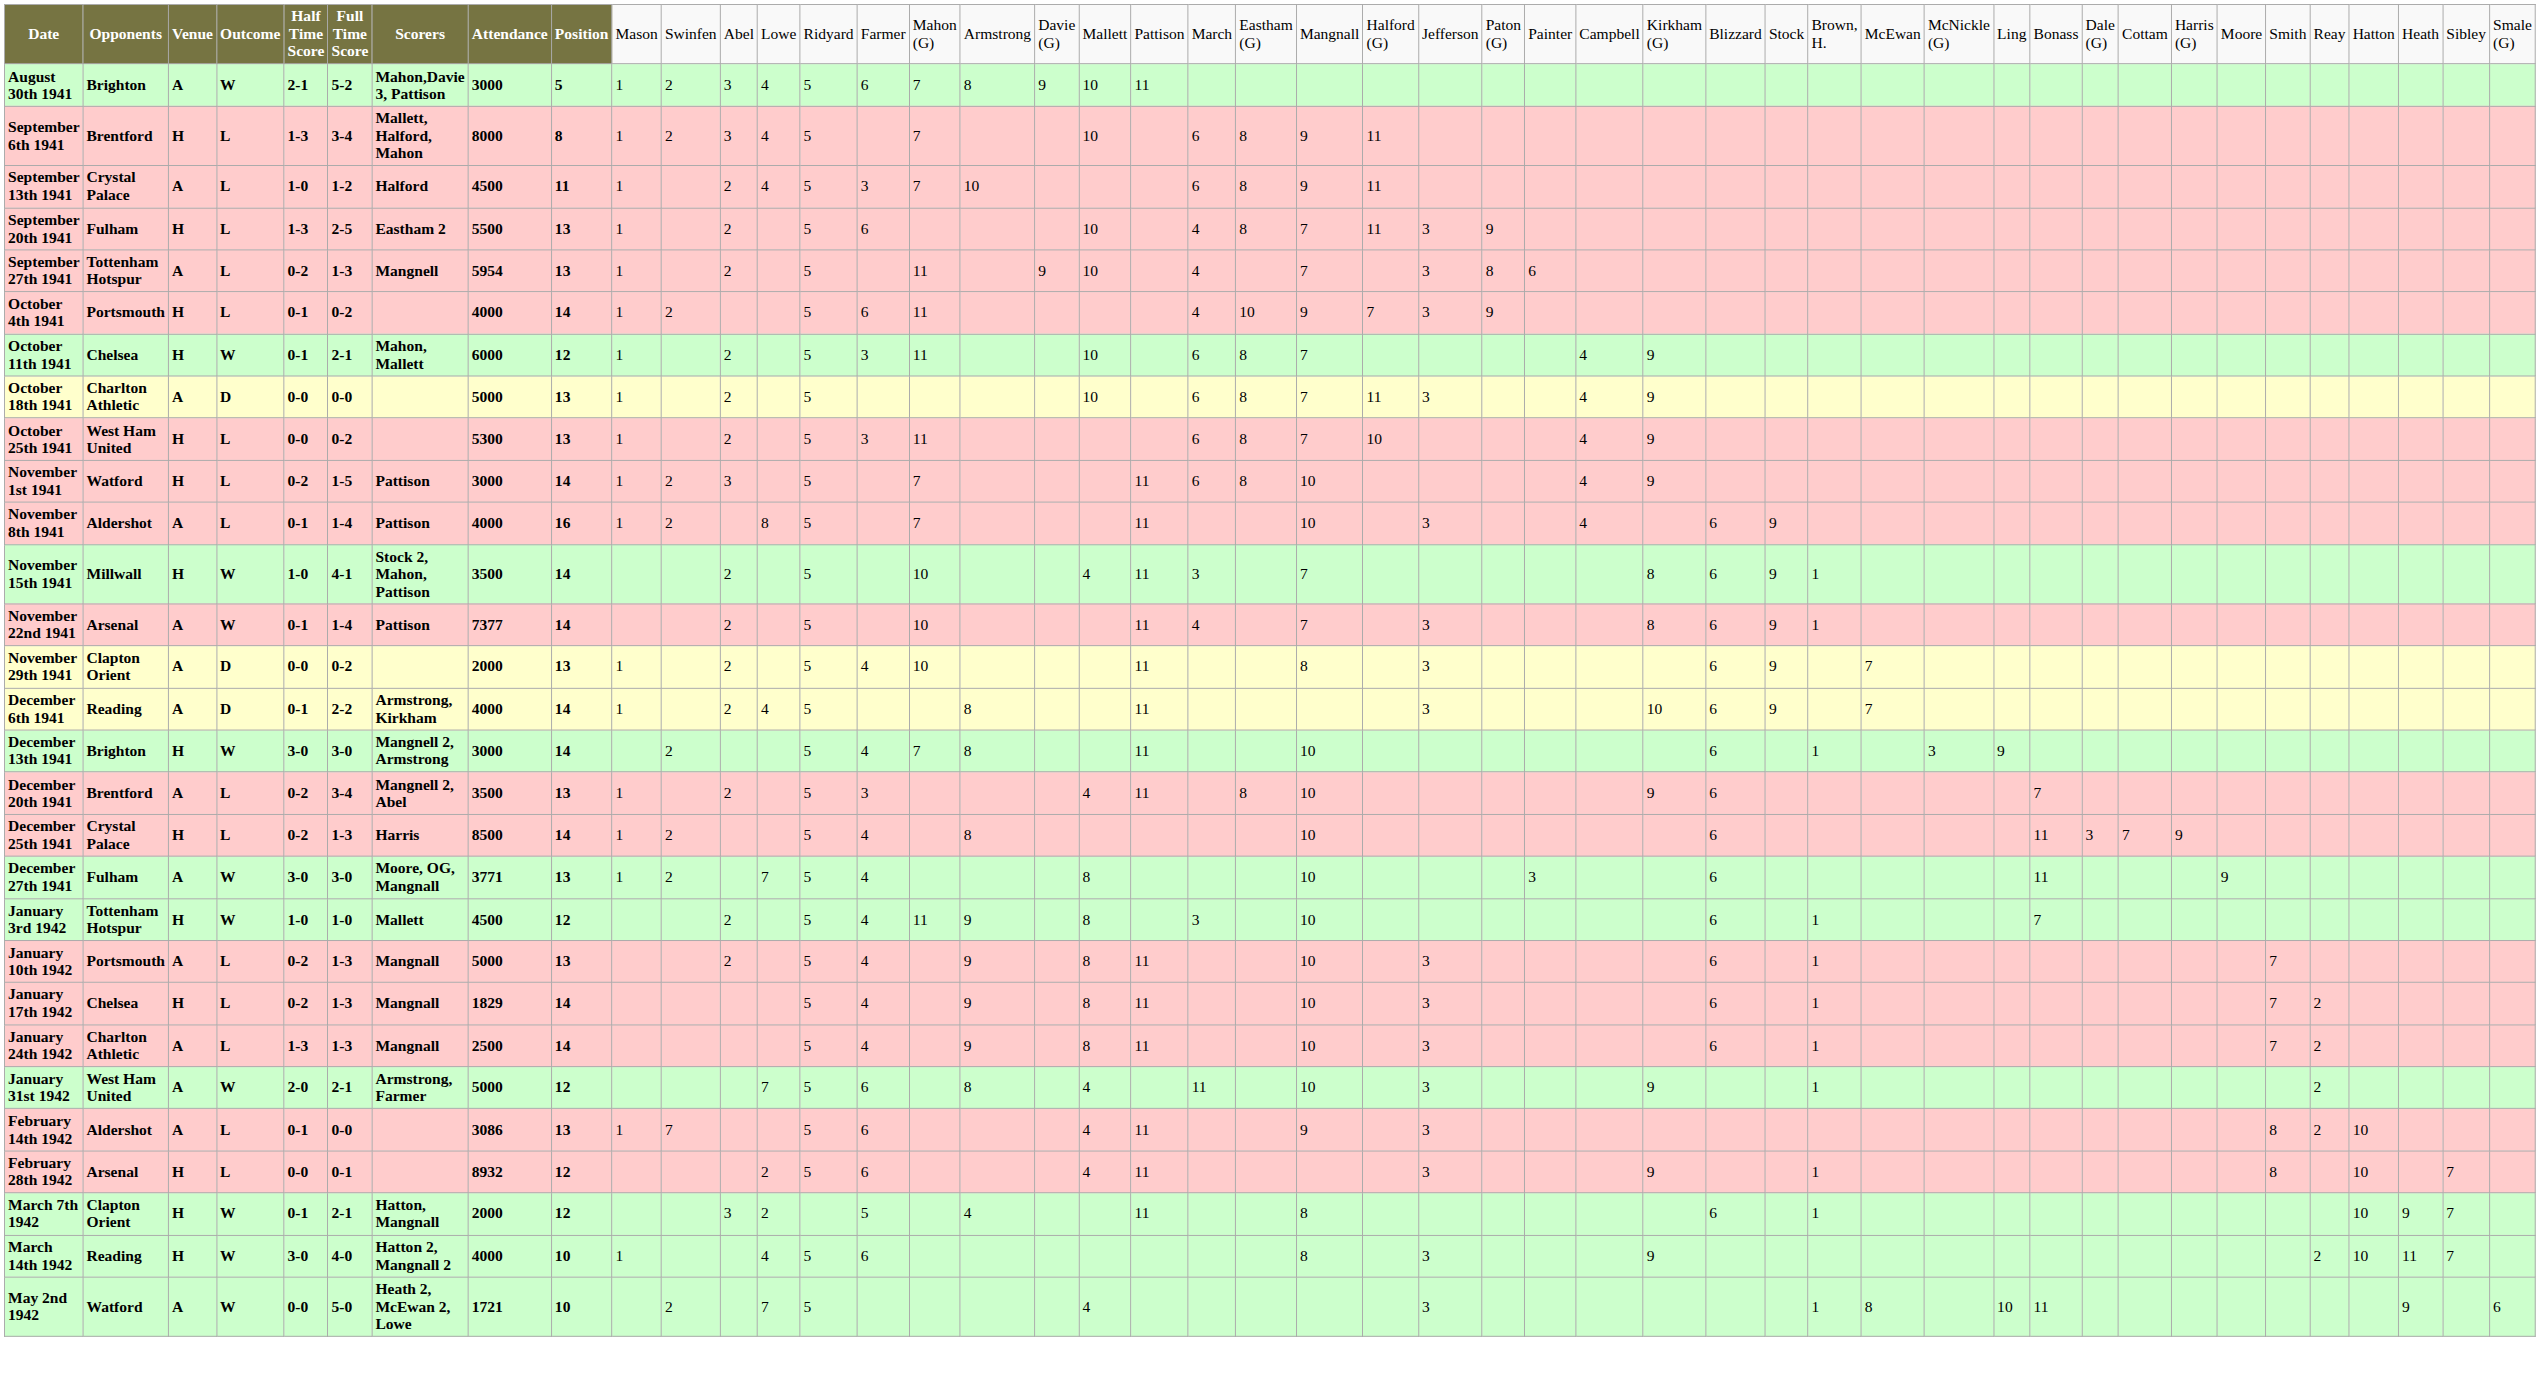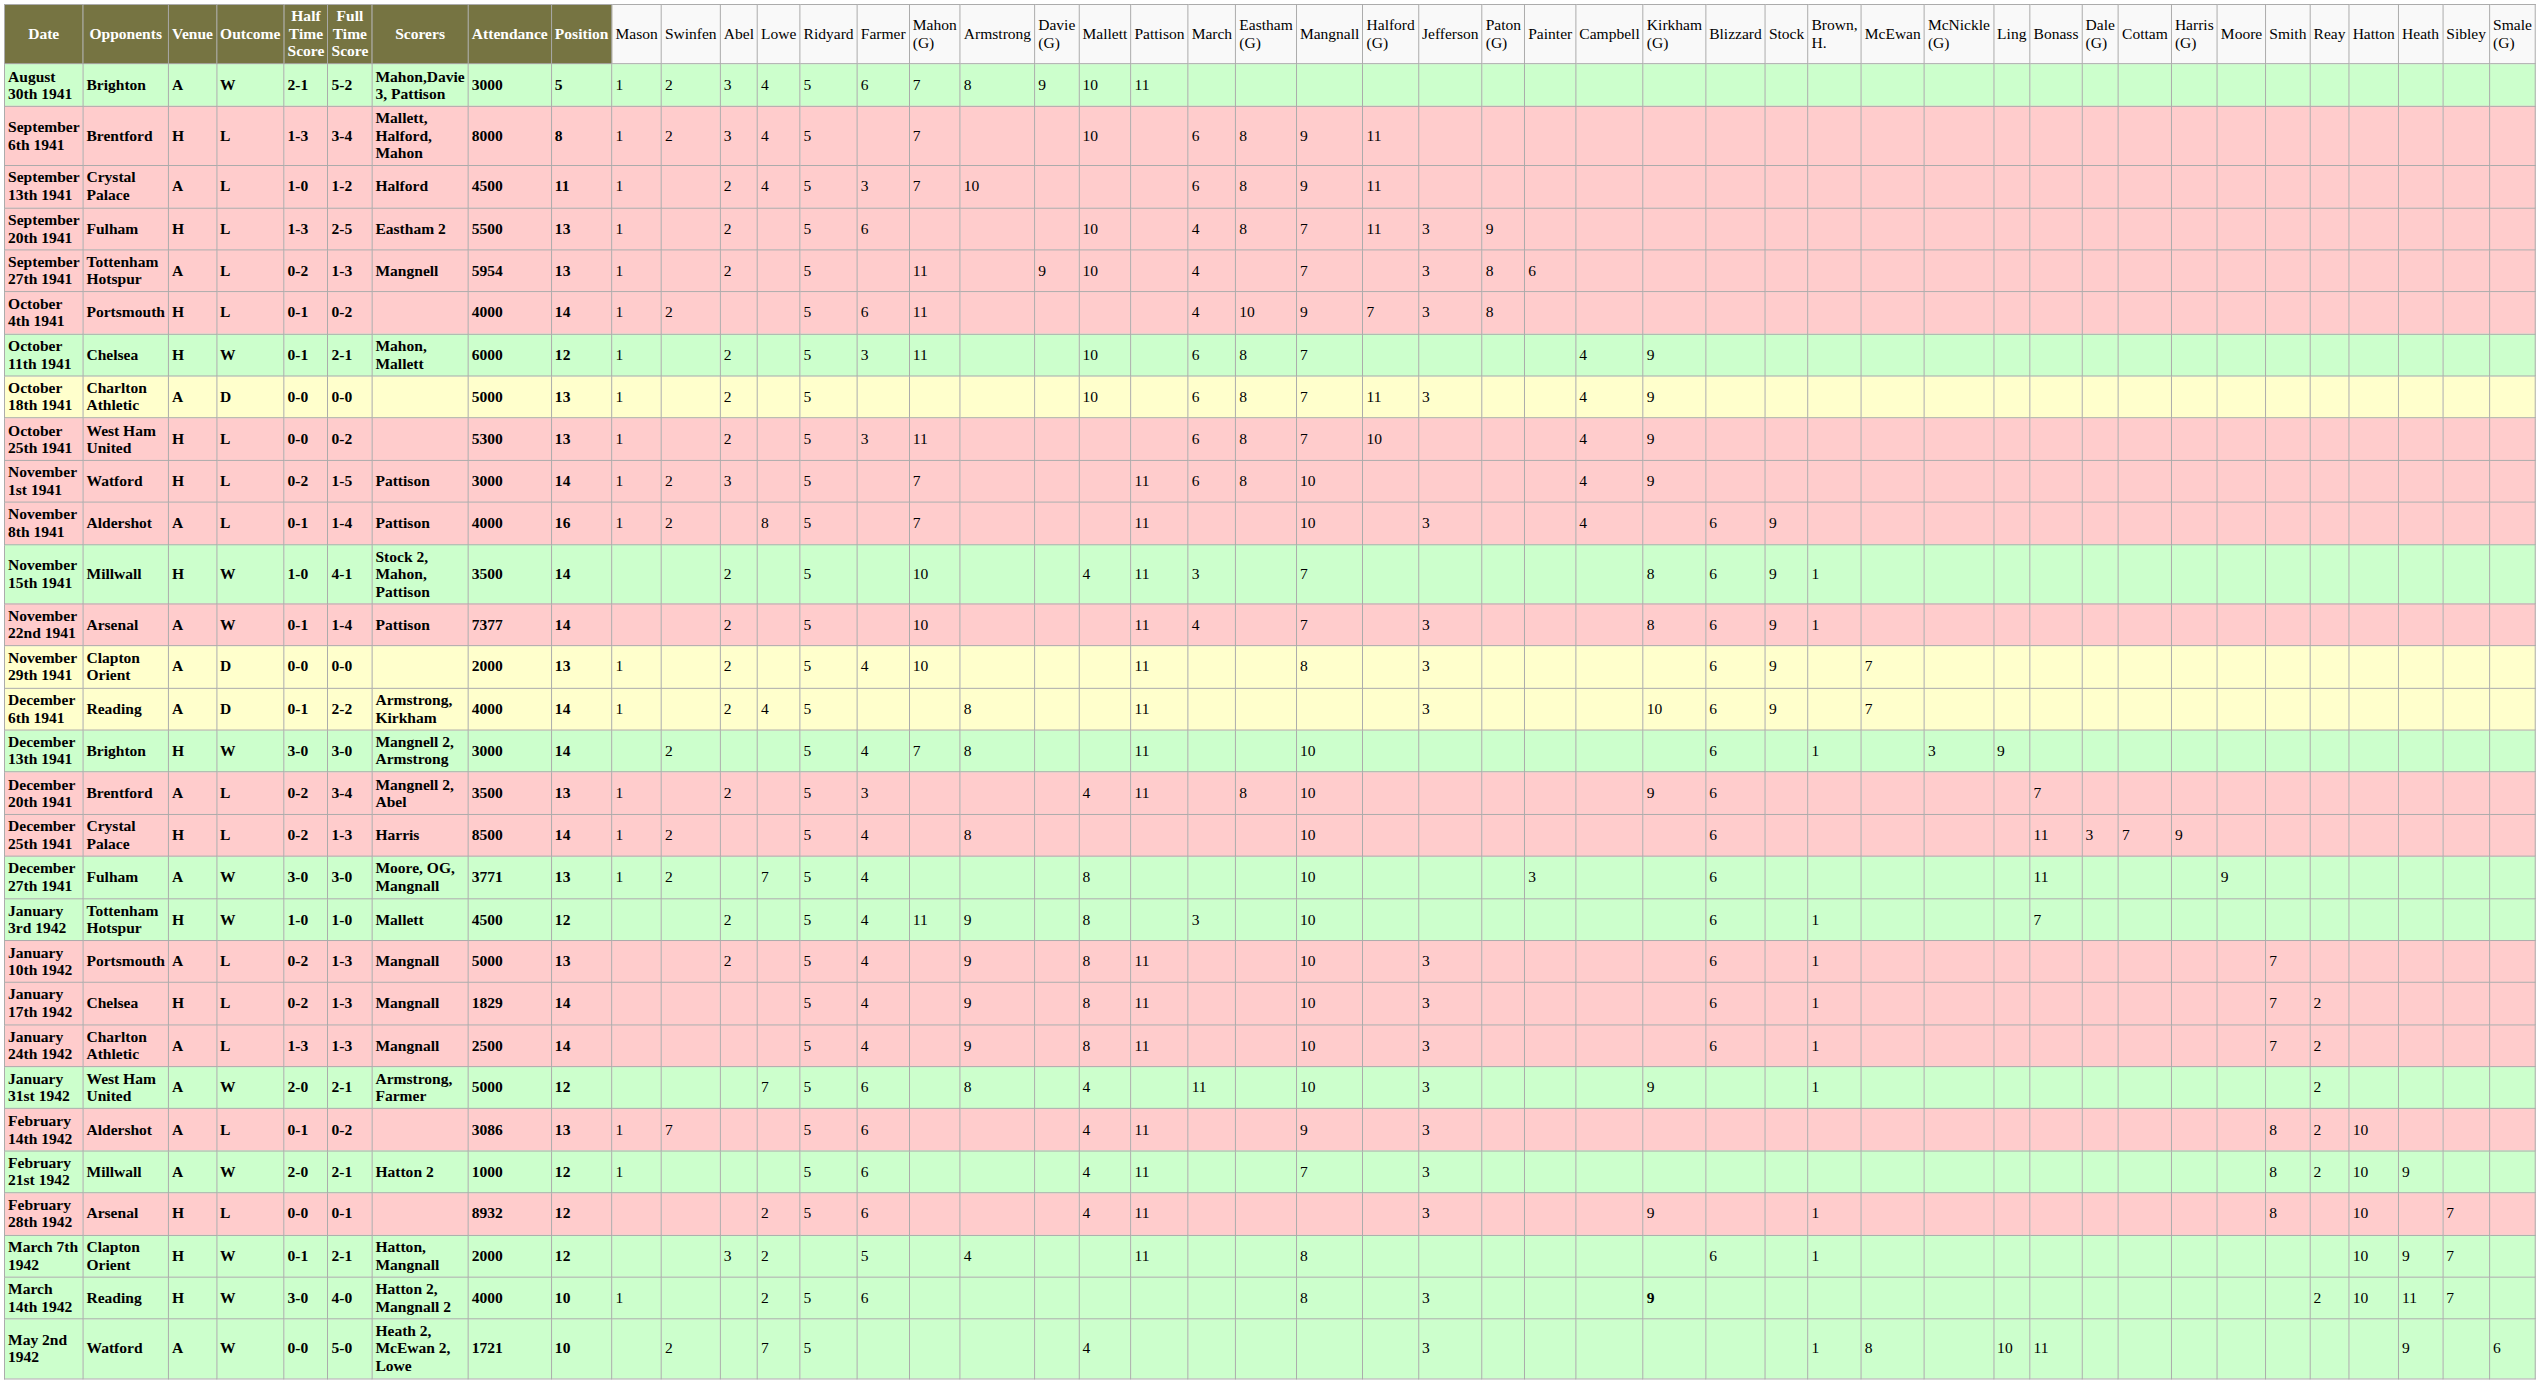(1490, 312) 9 -> (1490, 312) 8
(342, 666) 0-2 -> (342, 666) 0-0
(342, 1129) 0-0 -> (342, 1129) 0-2
+ row: (40, 1171)
(765, 1255) 4 -> (765, 1298) 2
(1651, 1255) normal -> (1651, 1298) bold
